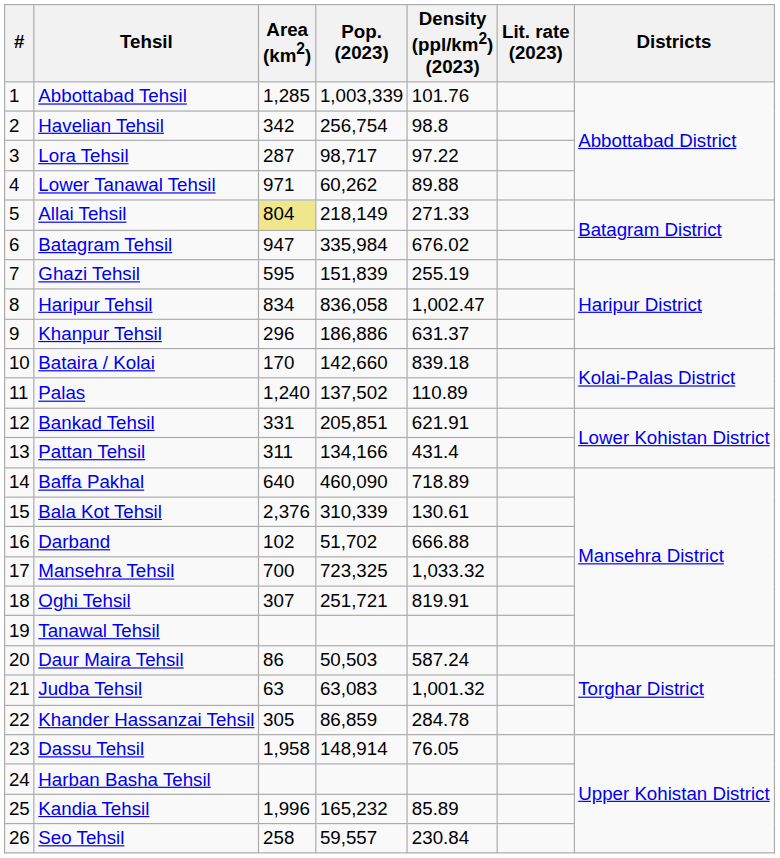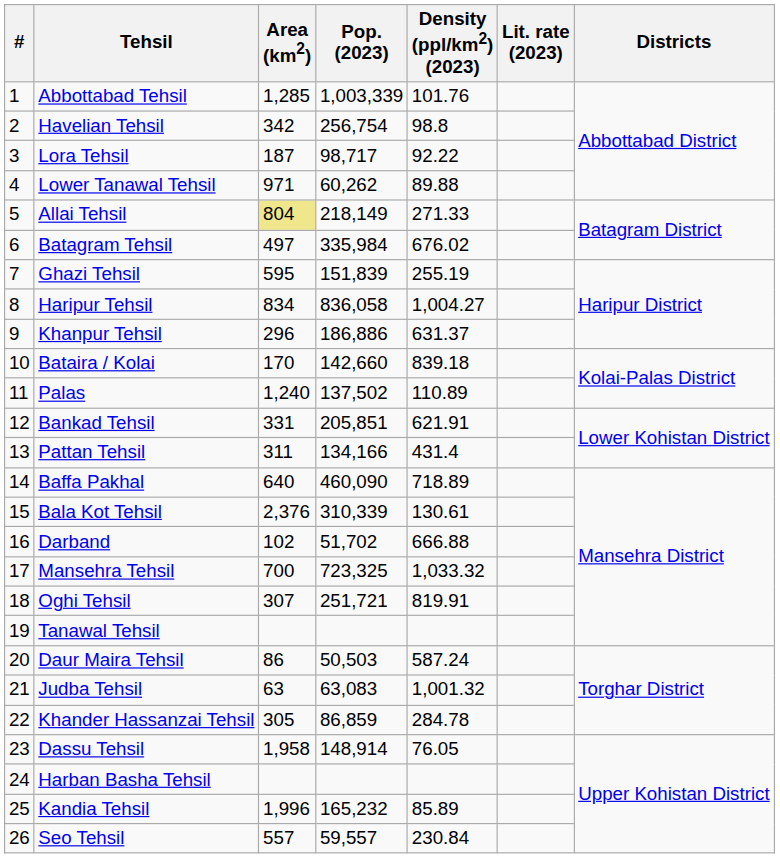(279, 155) 287 -> (279, 155) 187
(435, 155) 97.22 -> (435, 155) 92.22
(279, 244) 947 -> (279, 244) 497
(448, 304) 1,002.47 -> (448, 304) 1,004.27
(279, 838) 258 -> (279, 838) 557
